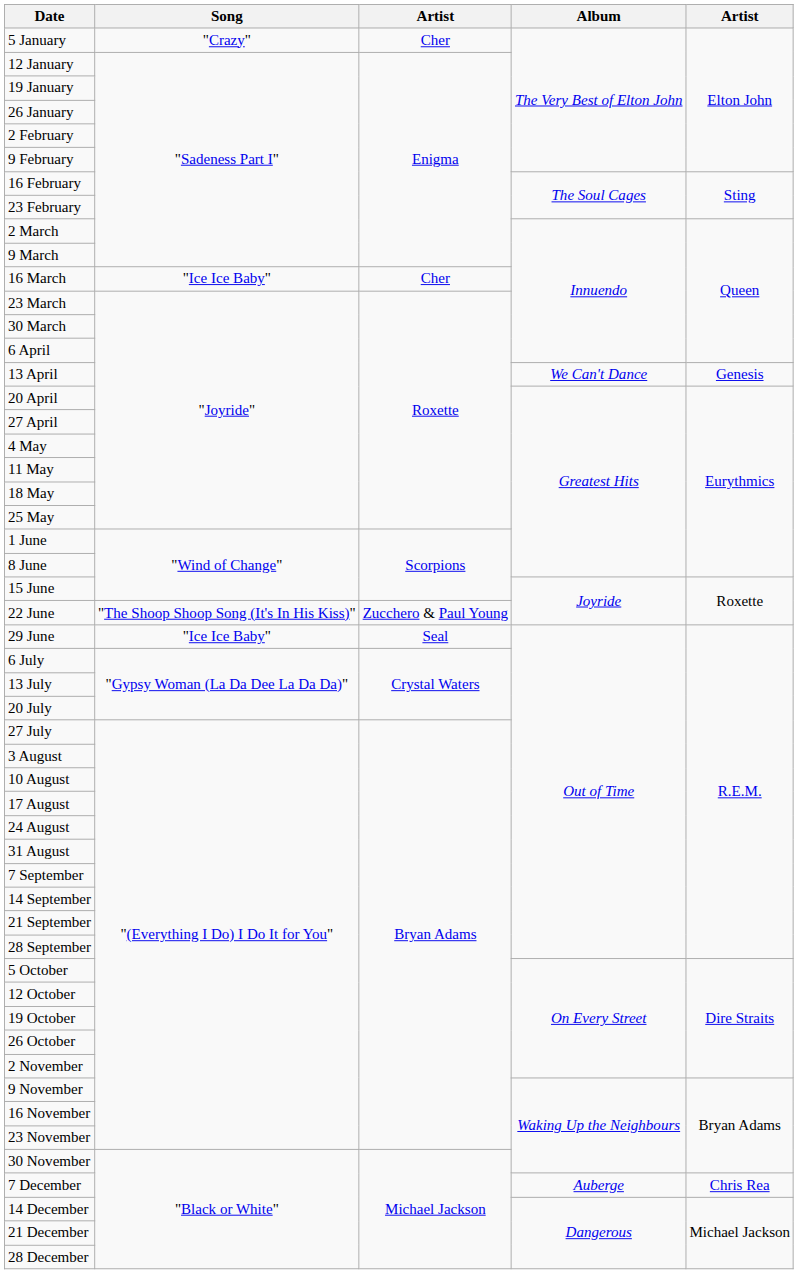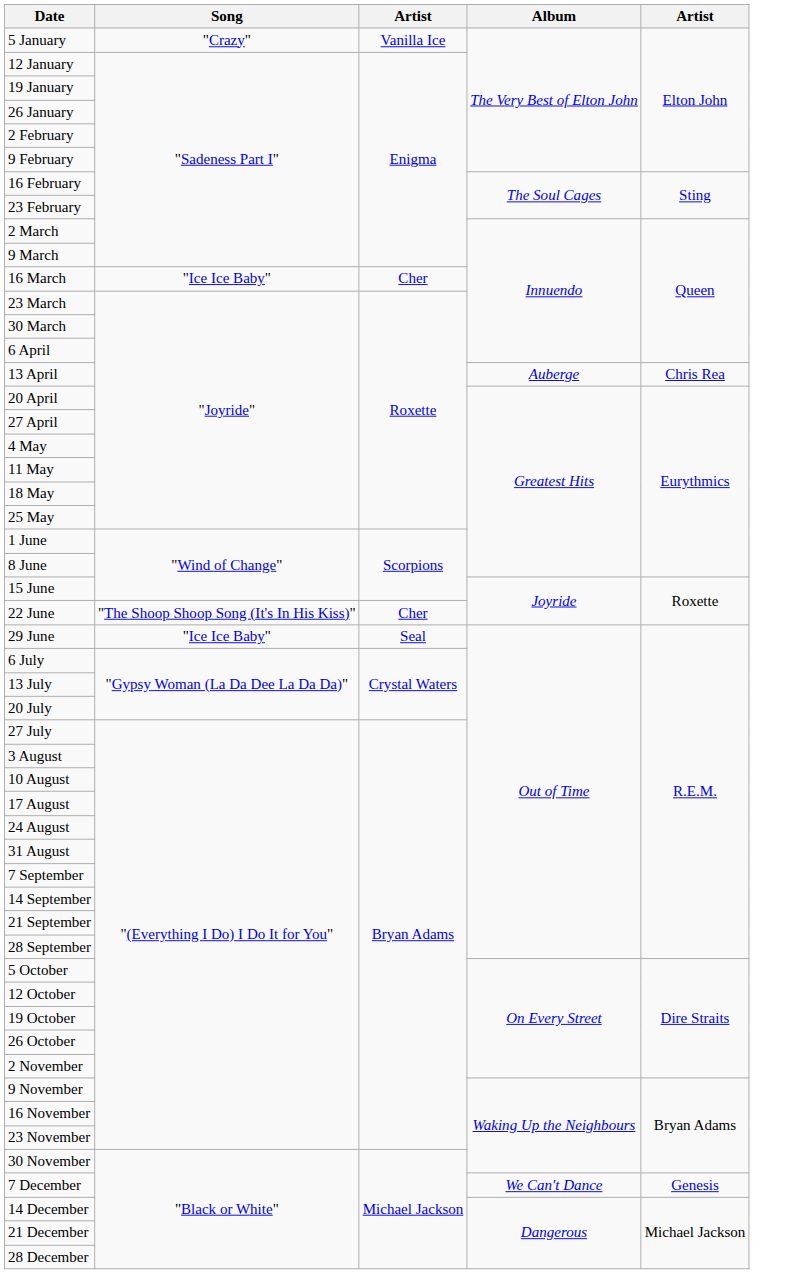(435, 40) Cher -> (413, 40) Vanilla Ice
(599, 374) We Can't Dance -> (554, 374) Auberge
(740, 374) Genesis -> (695, 374) Chris Rea
(435, 612) Zucchero & Paul Young -> (413, 612) Cher
(599, 1185) Auberge -> (554, 1185) We Can't Dance
(740, 1185) Chris Rea -> (695, 1185) Genesis
